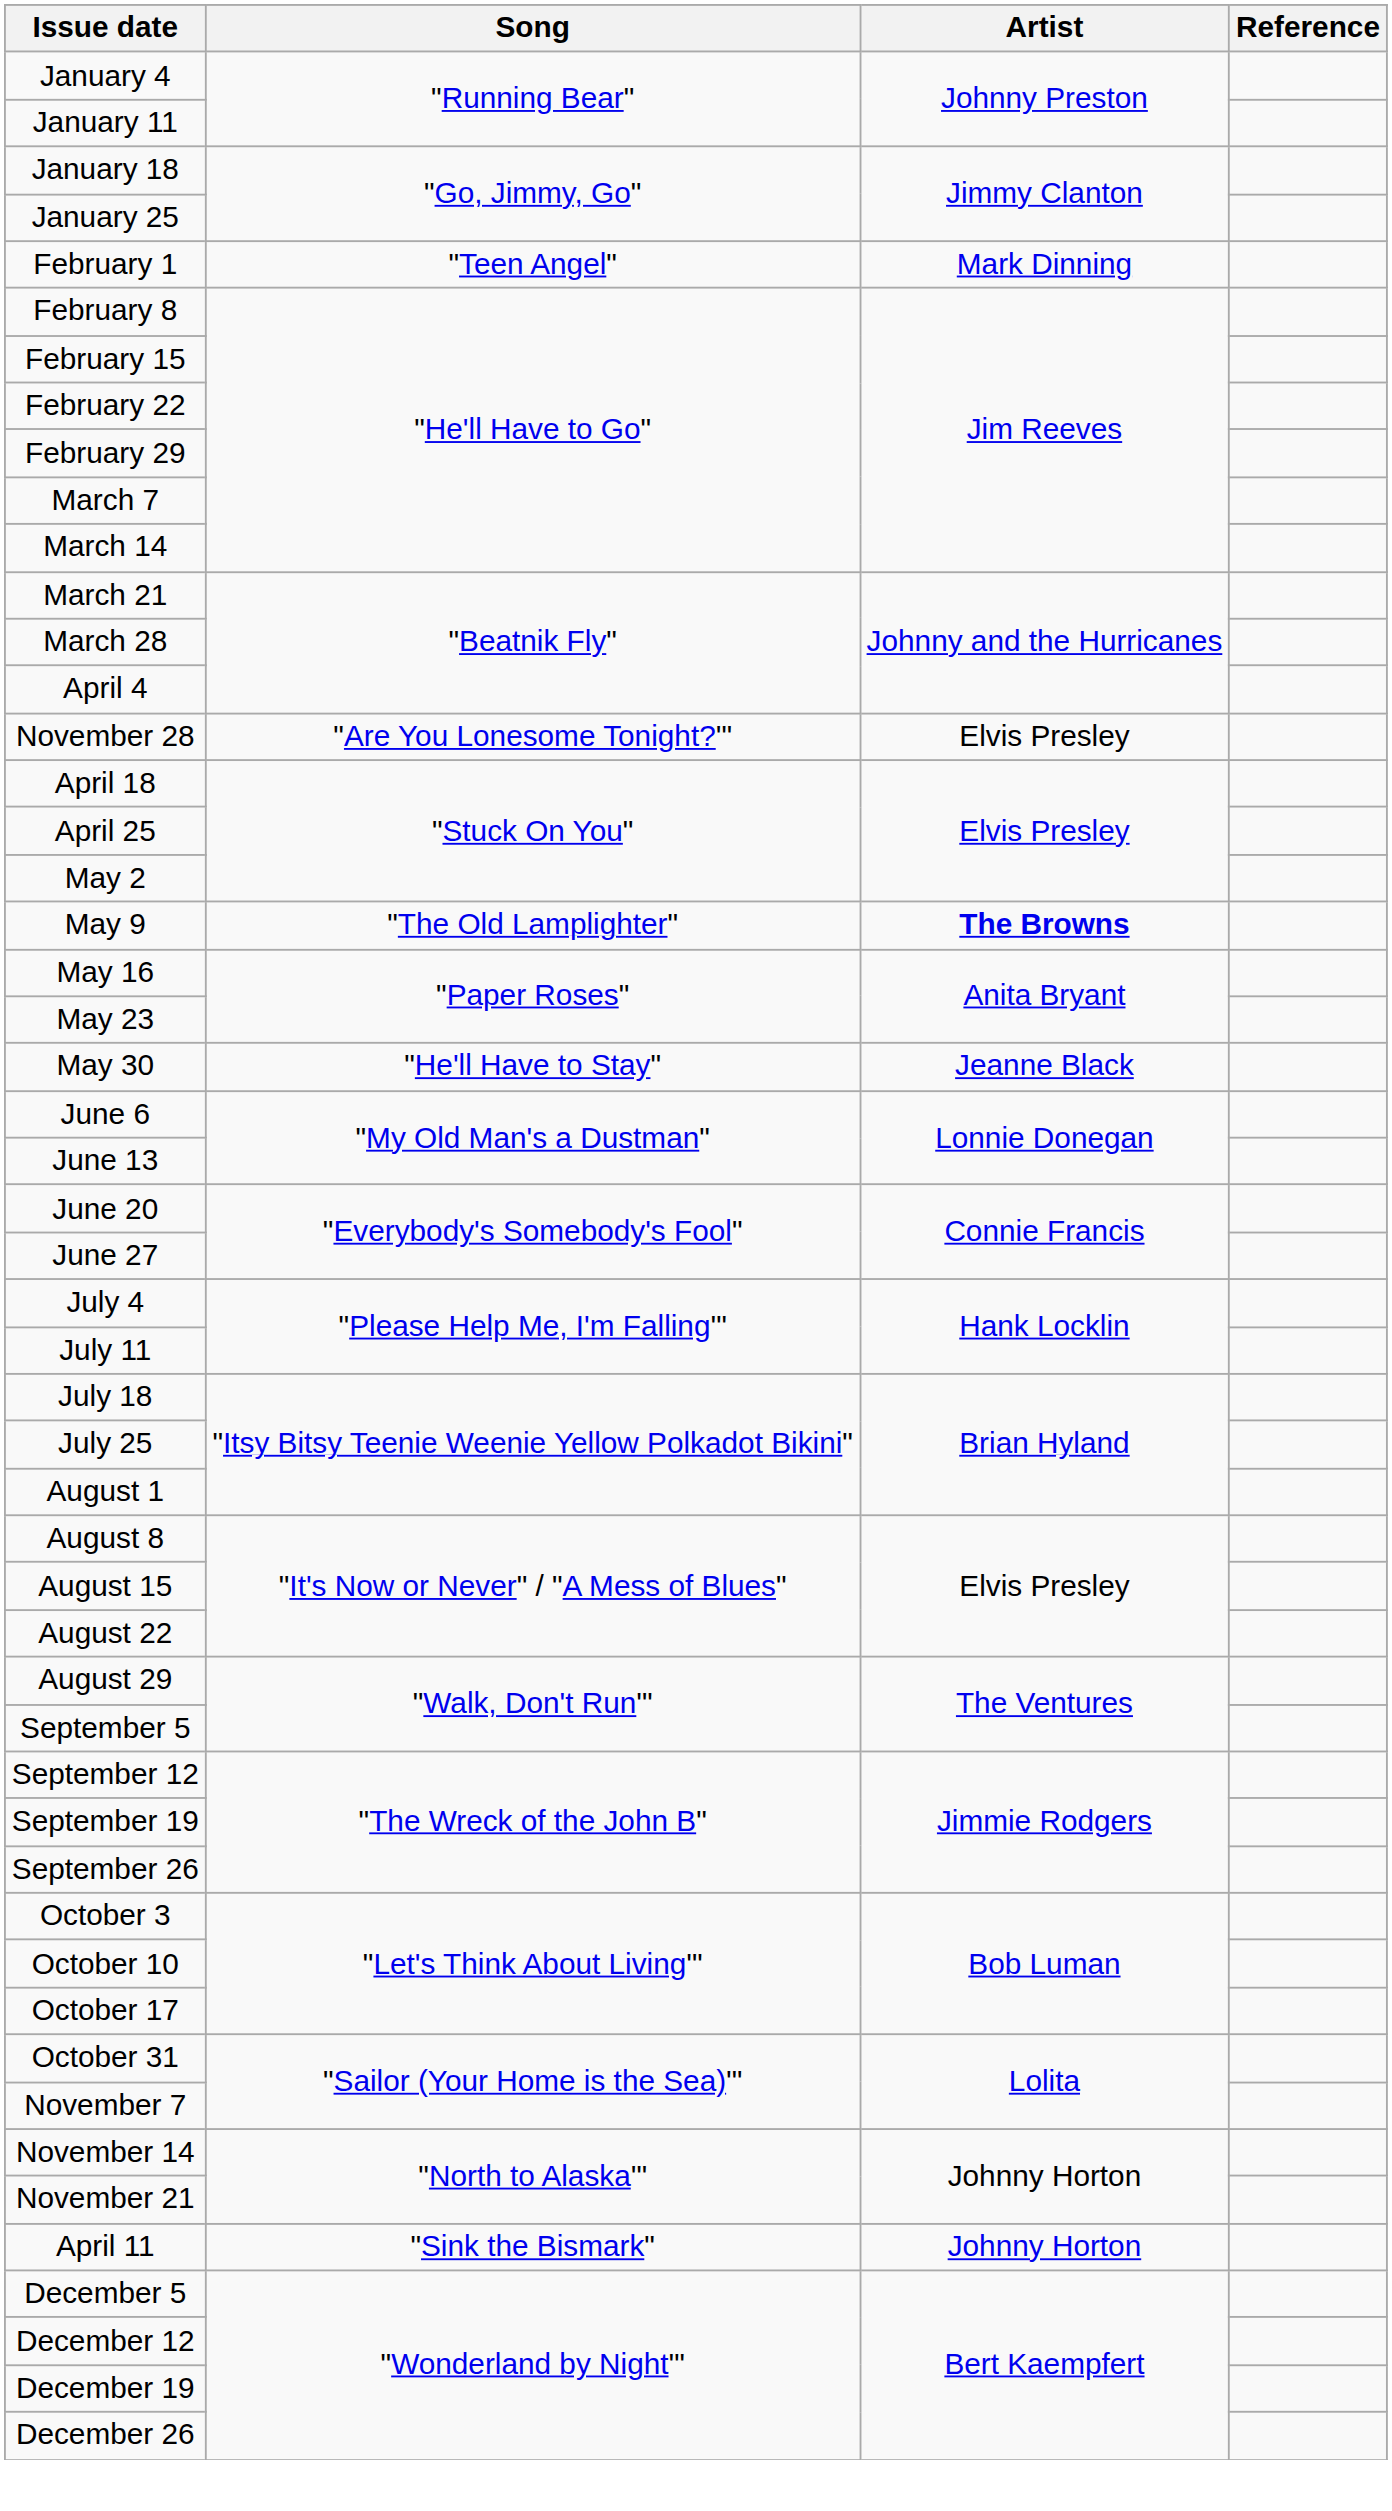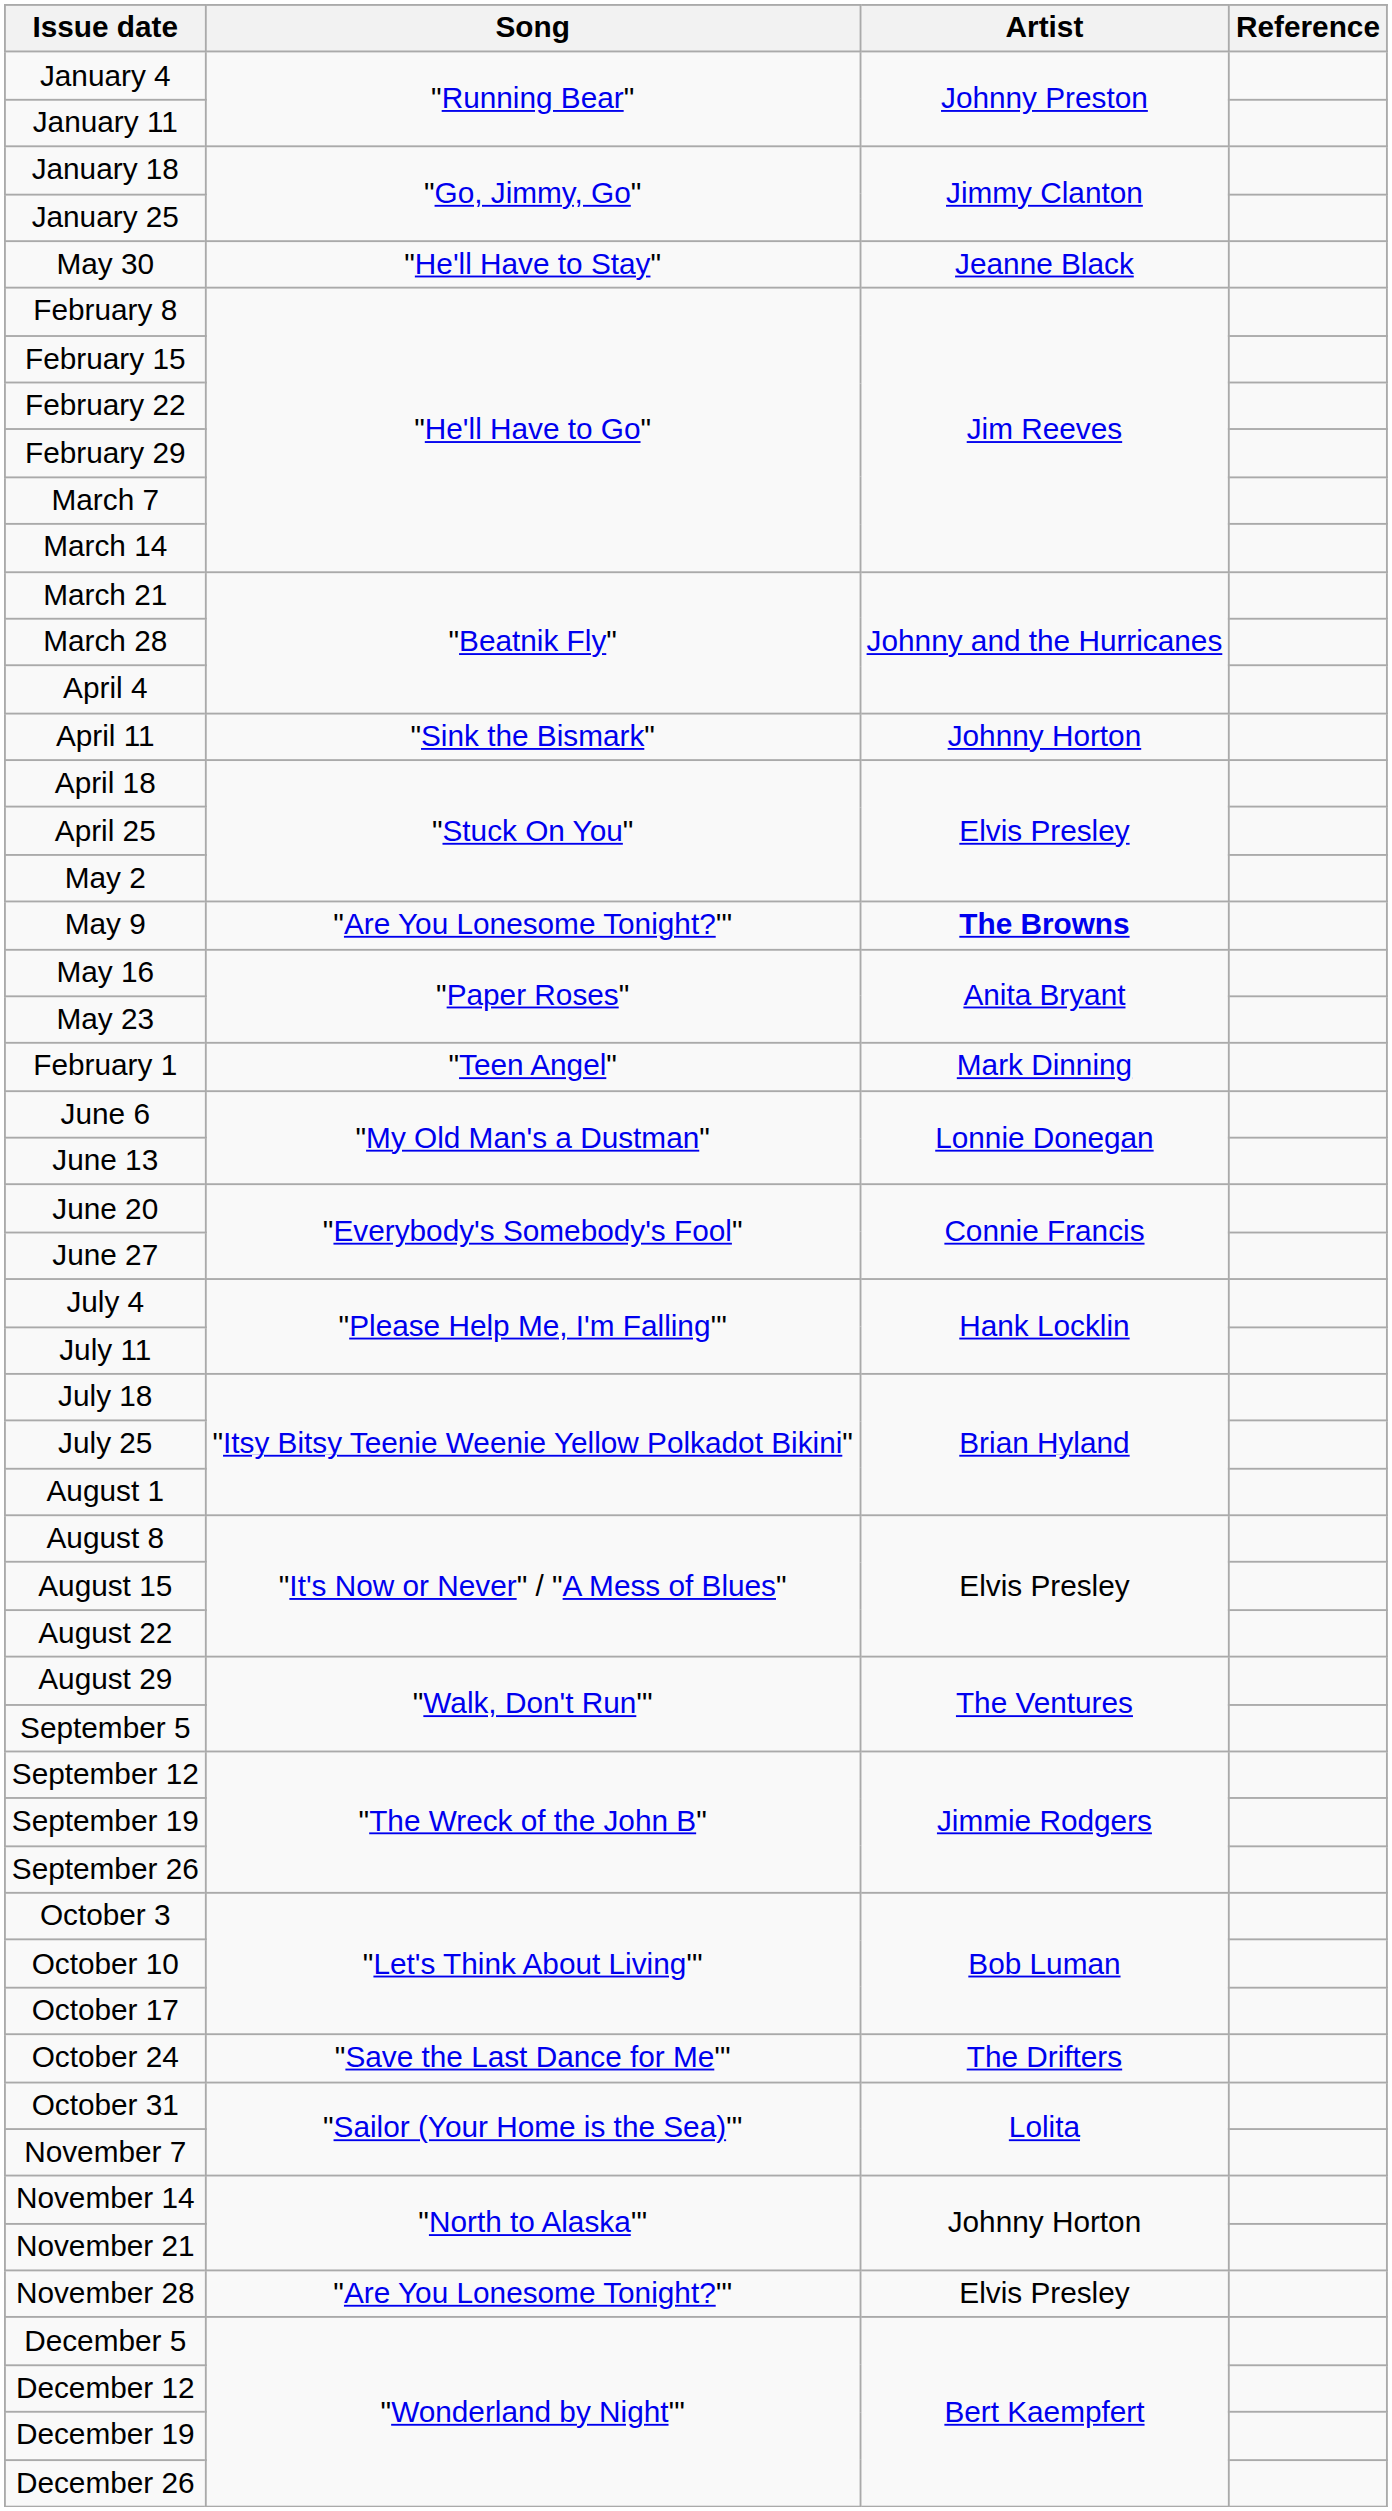rows swapped: (105, 264) <-> (105, 1066)
rows swapped: (105, 2246) <-> (105, 736)
(533, 924) "The Old Lamplighter" -> (533, 924) "Are You Lonesome Tonight?'"
+ row: (105, 2057)
